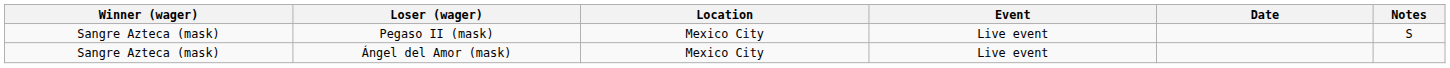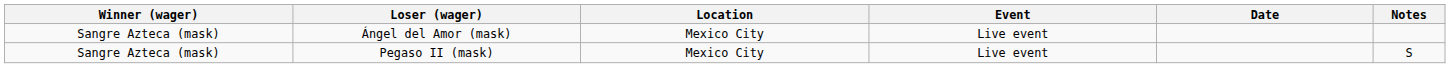rows swapped: (437, 53) <-> (437, 33)
